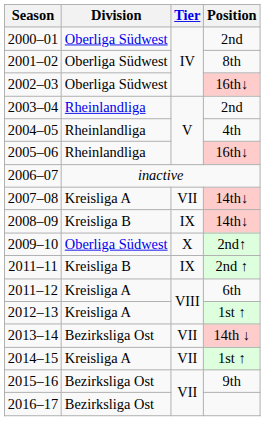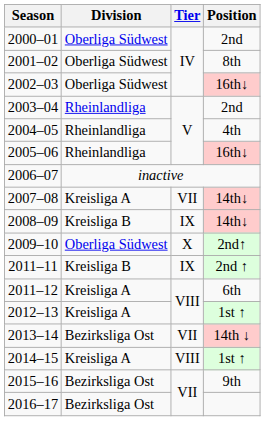(187, 358) VII -> (187, 358) VIII
